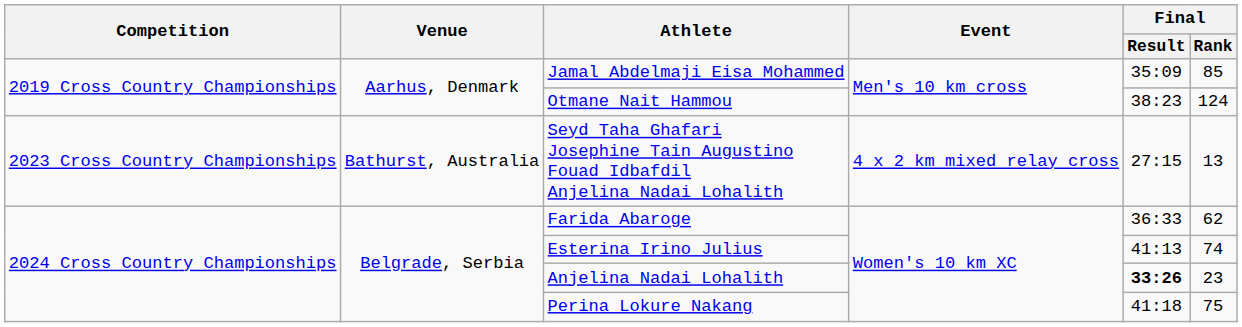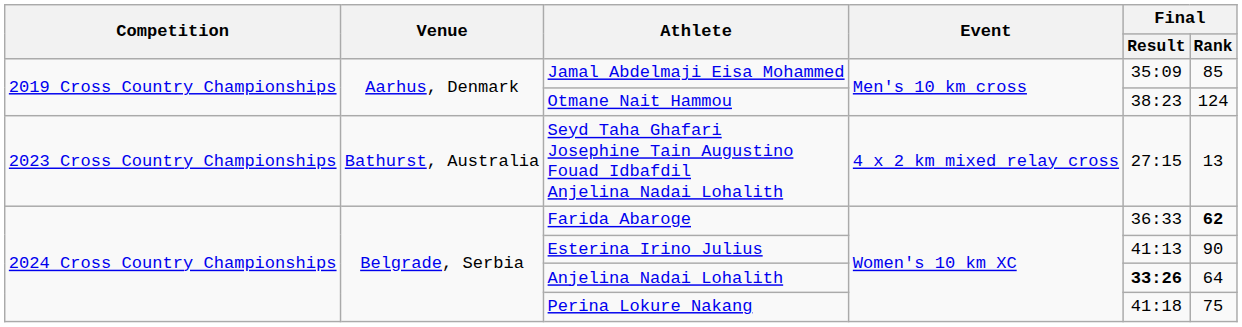(1213, 220) normal -> (1213, 220) bold
(1213, 249) 74 -> (1213, 249) 90
(1213, 278) 23 -> (1213, 278) 64
